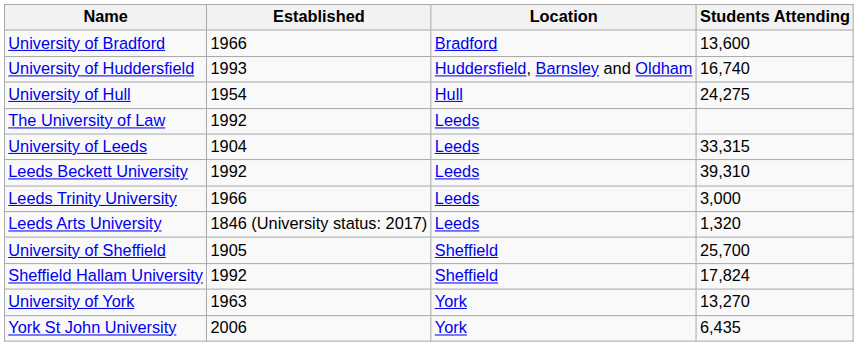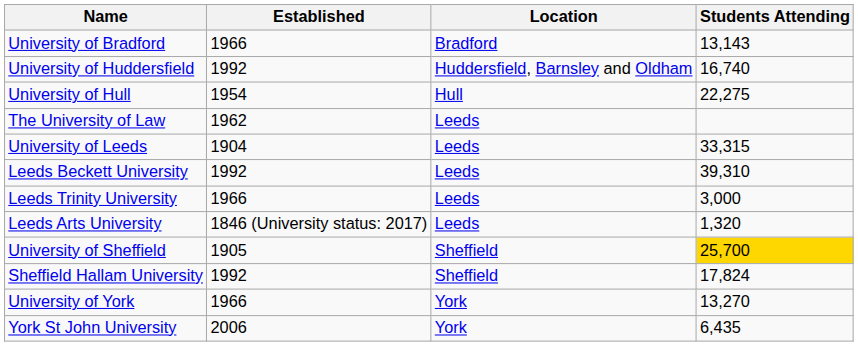(725, 43) 13,600 -> (725, 43) 13,143
(229, 69) 1993 -> (229, 69) 1992
(725, 95) 24,275 -> (725, 95) 22,275
(229, 120) 1992 -> (229, 120) 1962
(725, 250) no background -> (725, 250) gold background
(229, 302) 1963 -> (229, 302) 1966
